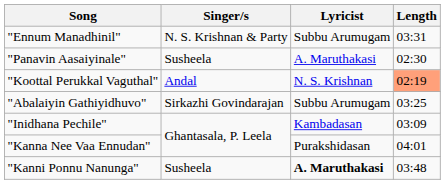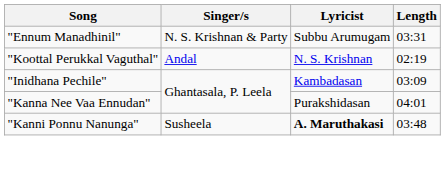- row: (67, 59)
(412, 81) lightsalmon background -> (412, 59) no background
- row: (77, 102)
